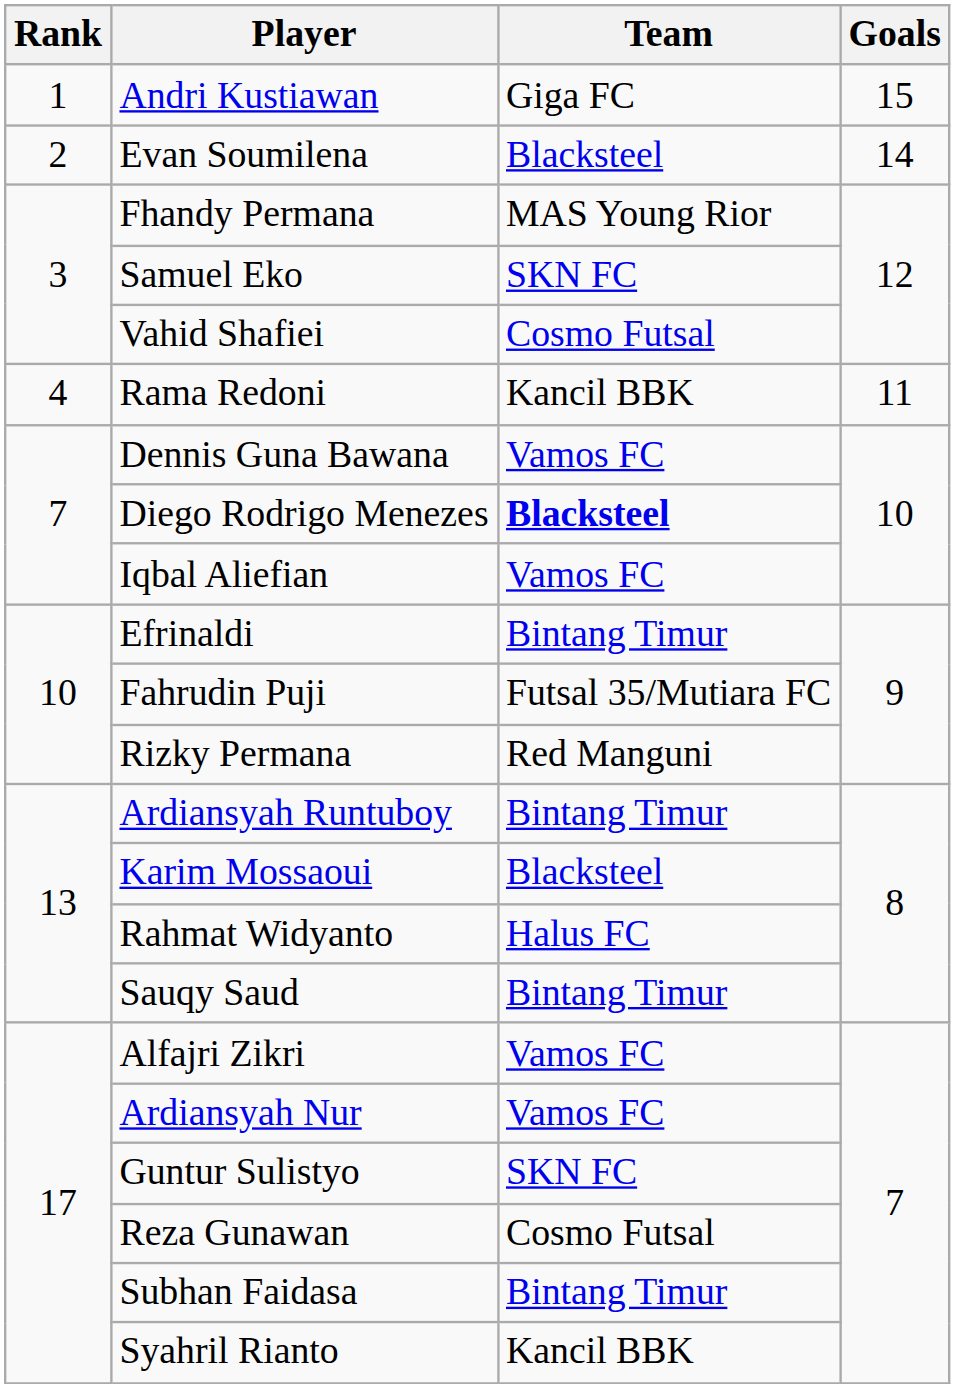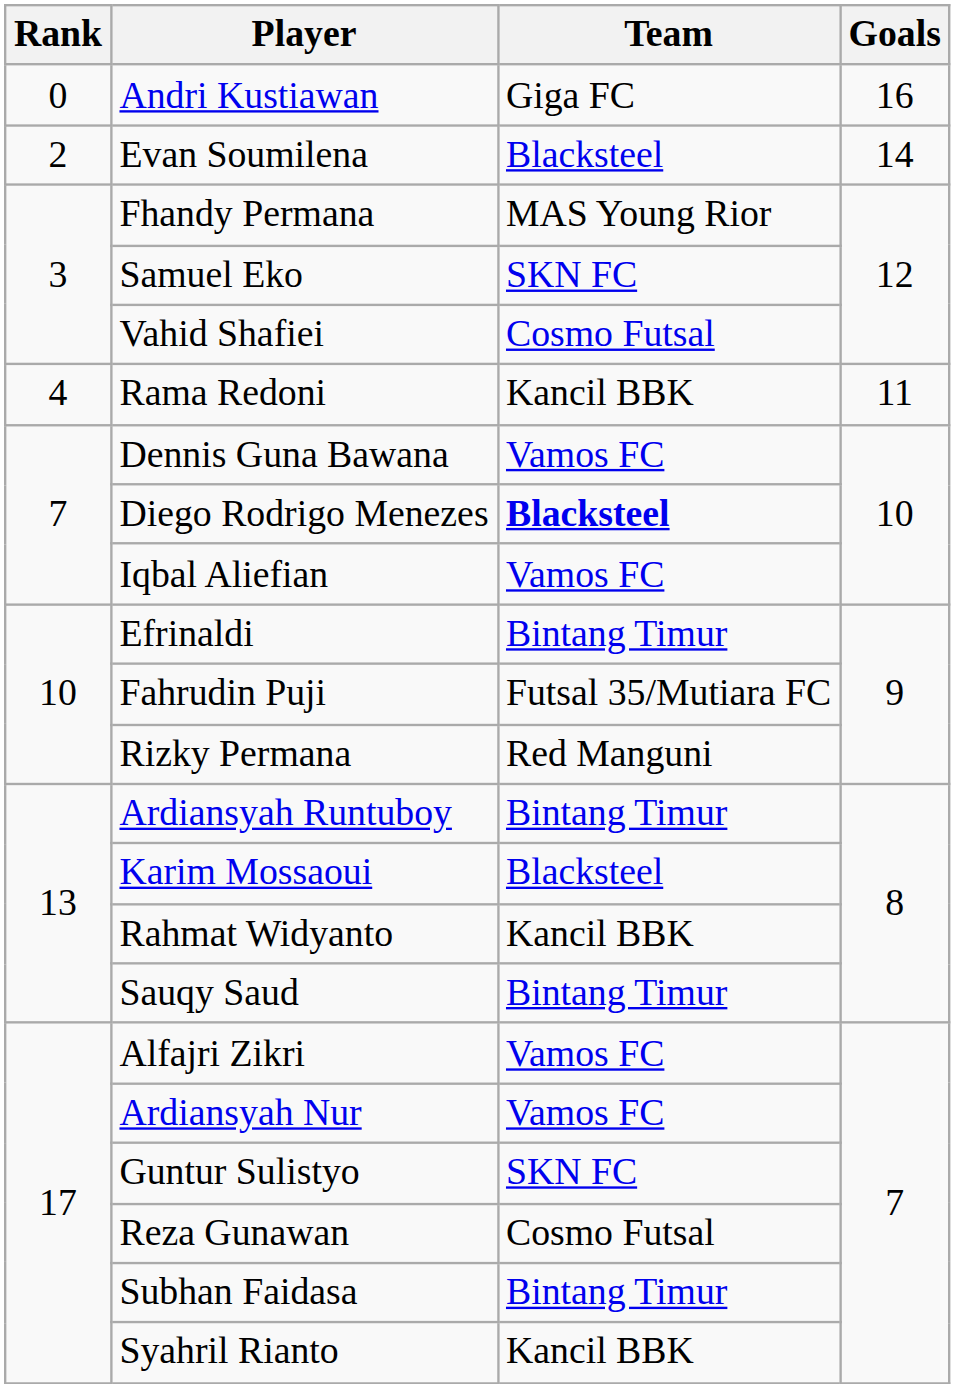(58, 94) 1 -> (58, 94) 0
(895, 94) 15 -> (895, 94) 16
(578, 932) Halus FC -> (600, 932) Kancil BBK
